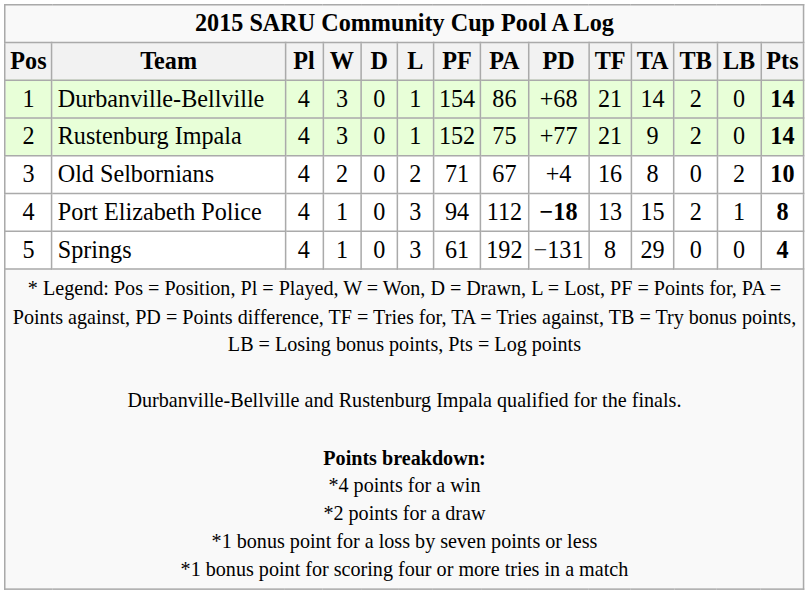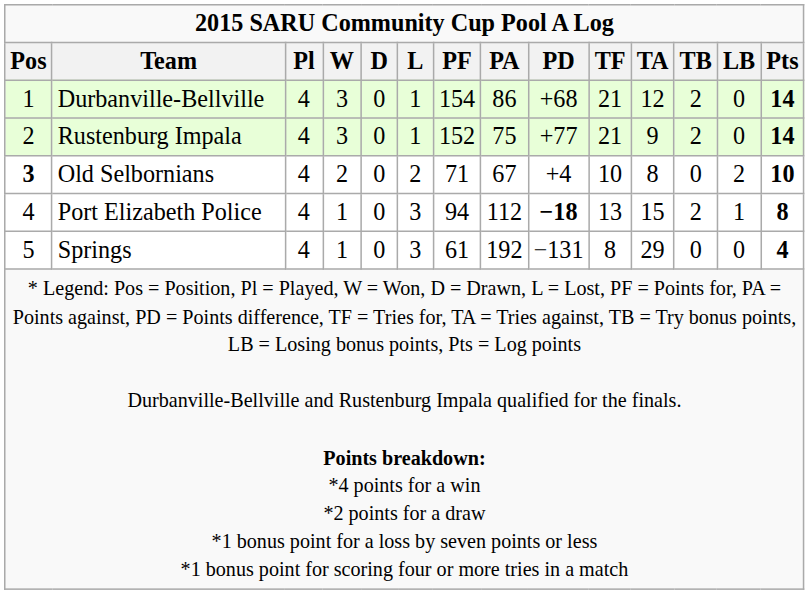(653, 99) 14 -> (653, 99) 12
(28, 174) normal -> (28, 174) bold
(610, 174) 16 -> (610, 174) 10
